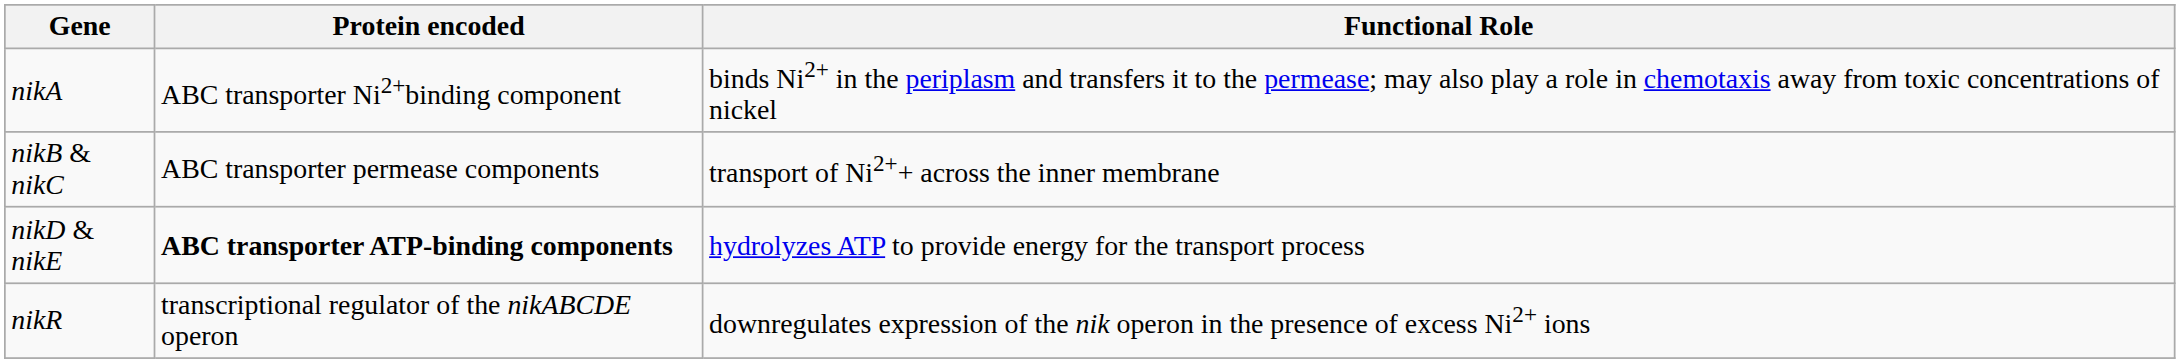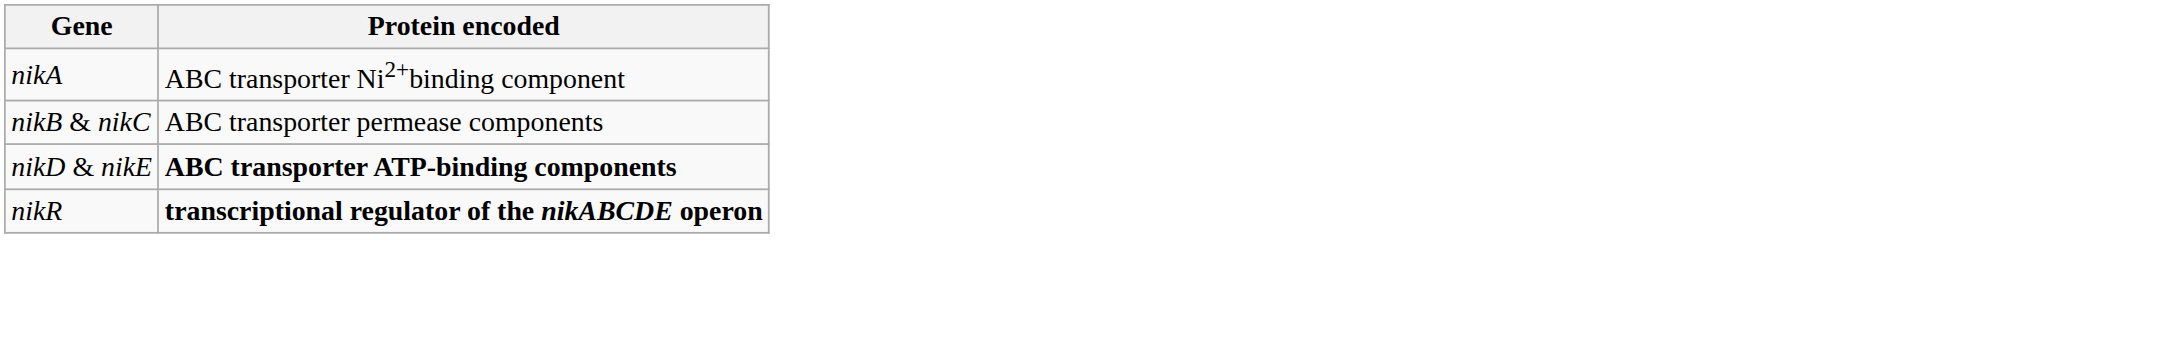- column: (1439, 26)
(396, 320) normal -> (464, 210) bold
